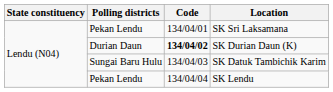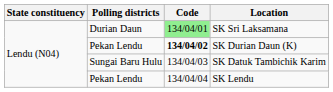(116, 28) Pekan Lendu -> (116, 28) Durian Daun
(187, 28) no background -> (187, 28) lightgreen background
(116, 45) Durian Daun -> (116, 45) Pekan Lendu
